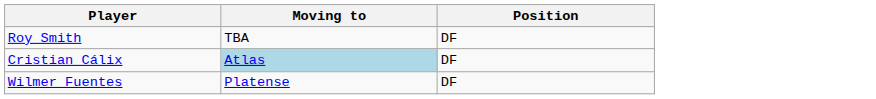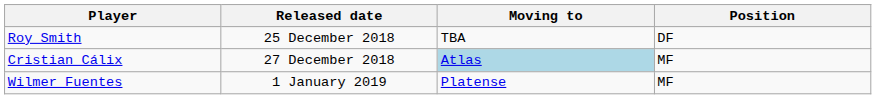+ column: (329, 16)
(449, 60) DF -> (665, 60) MF
(449, 82) DF -> (665, 82) MF
